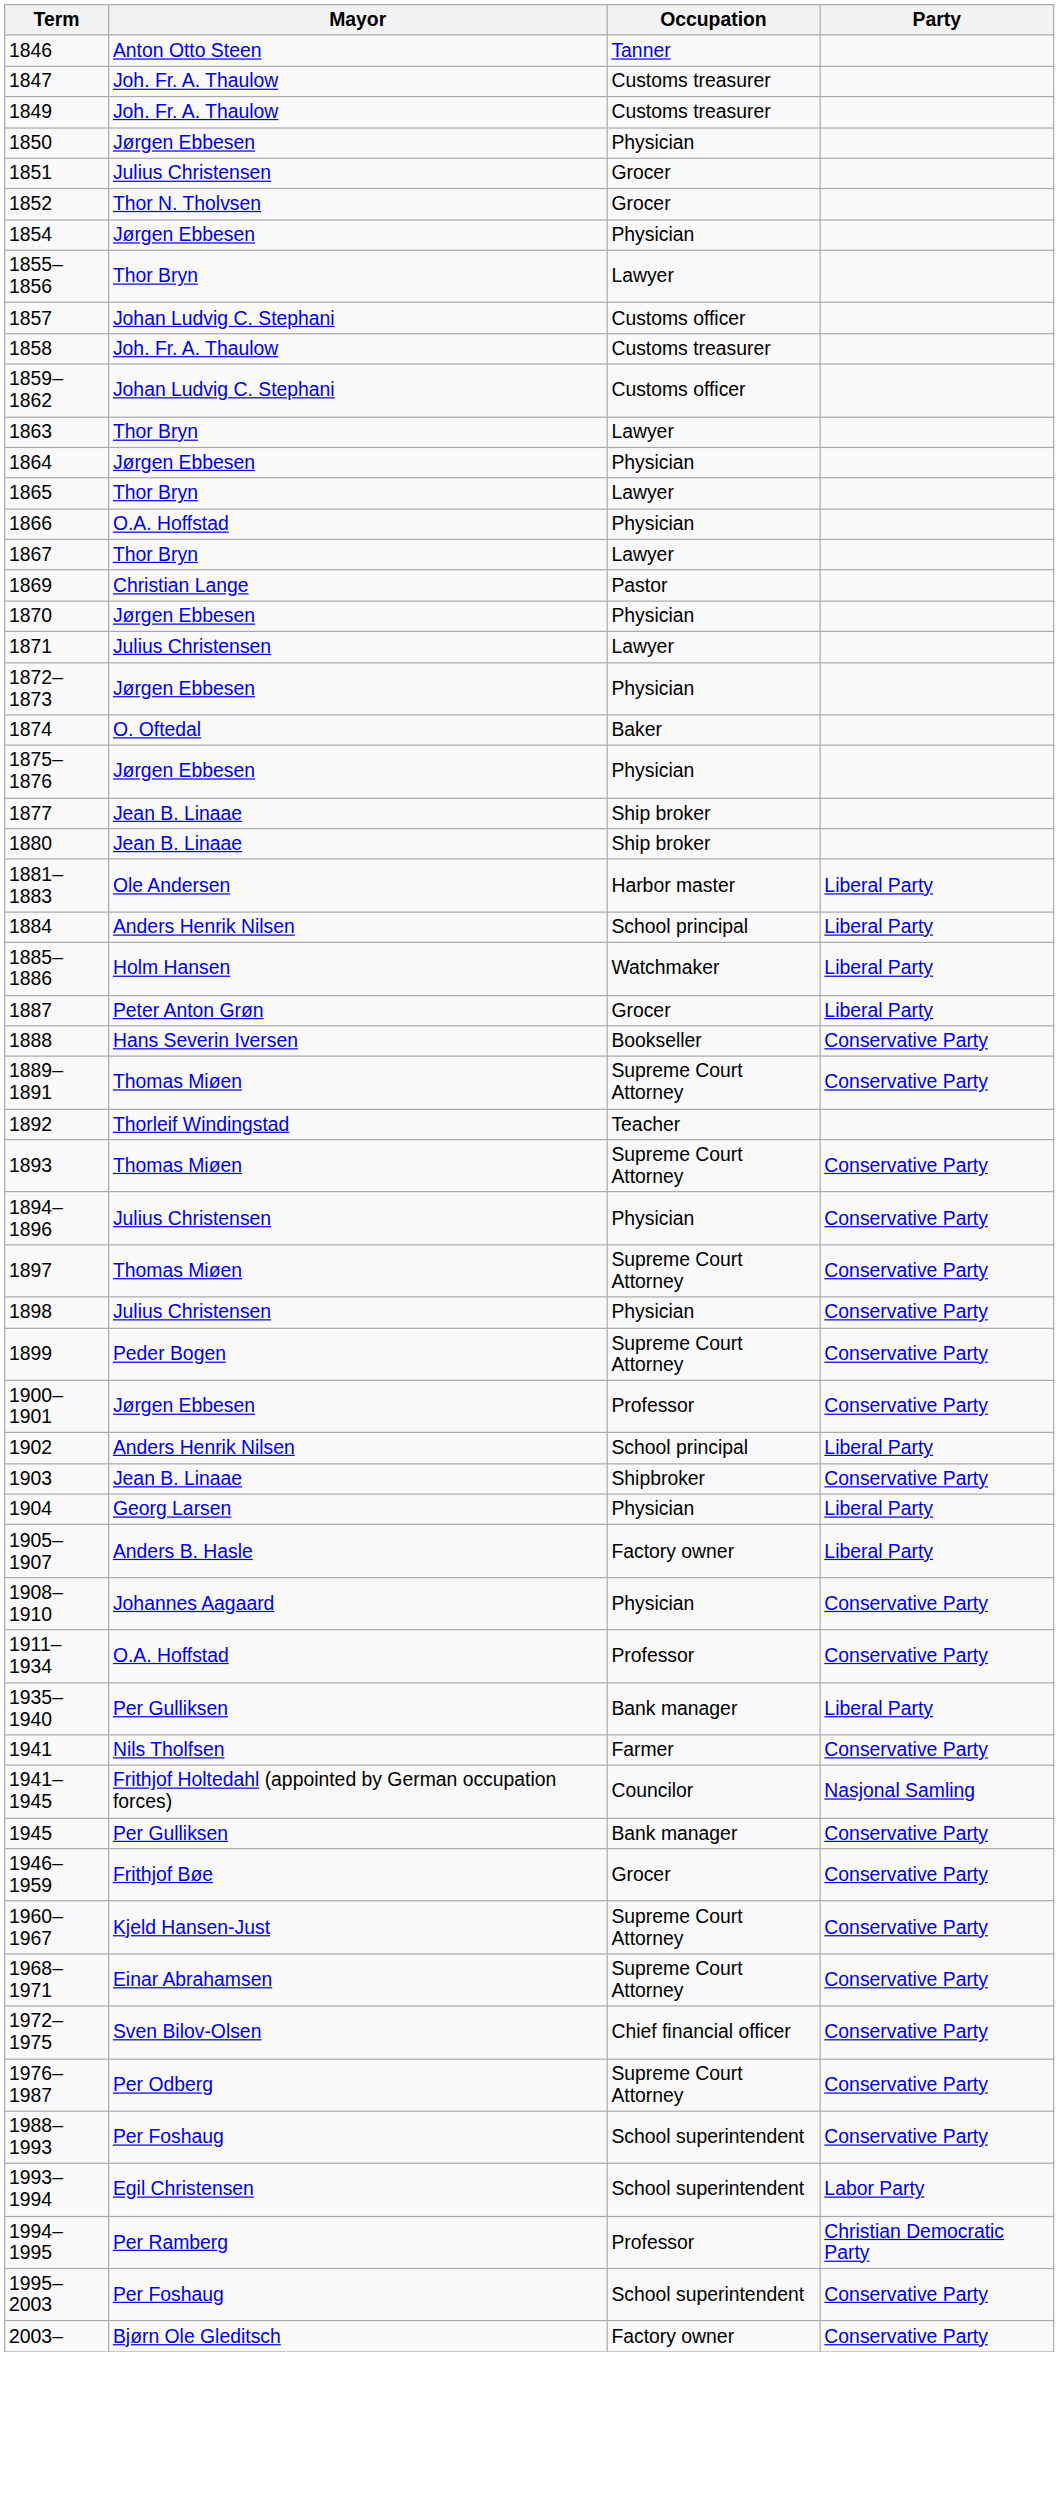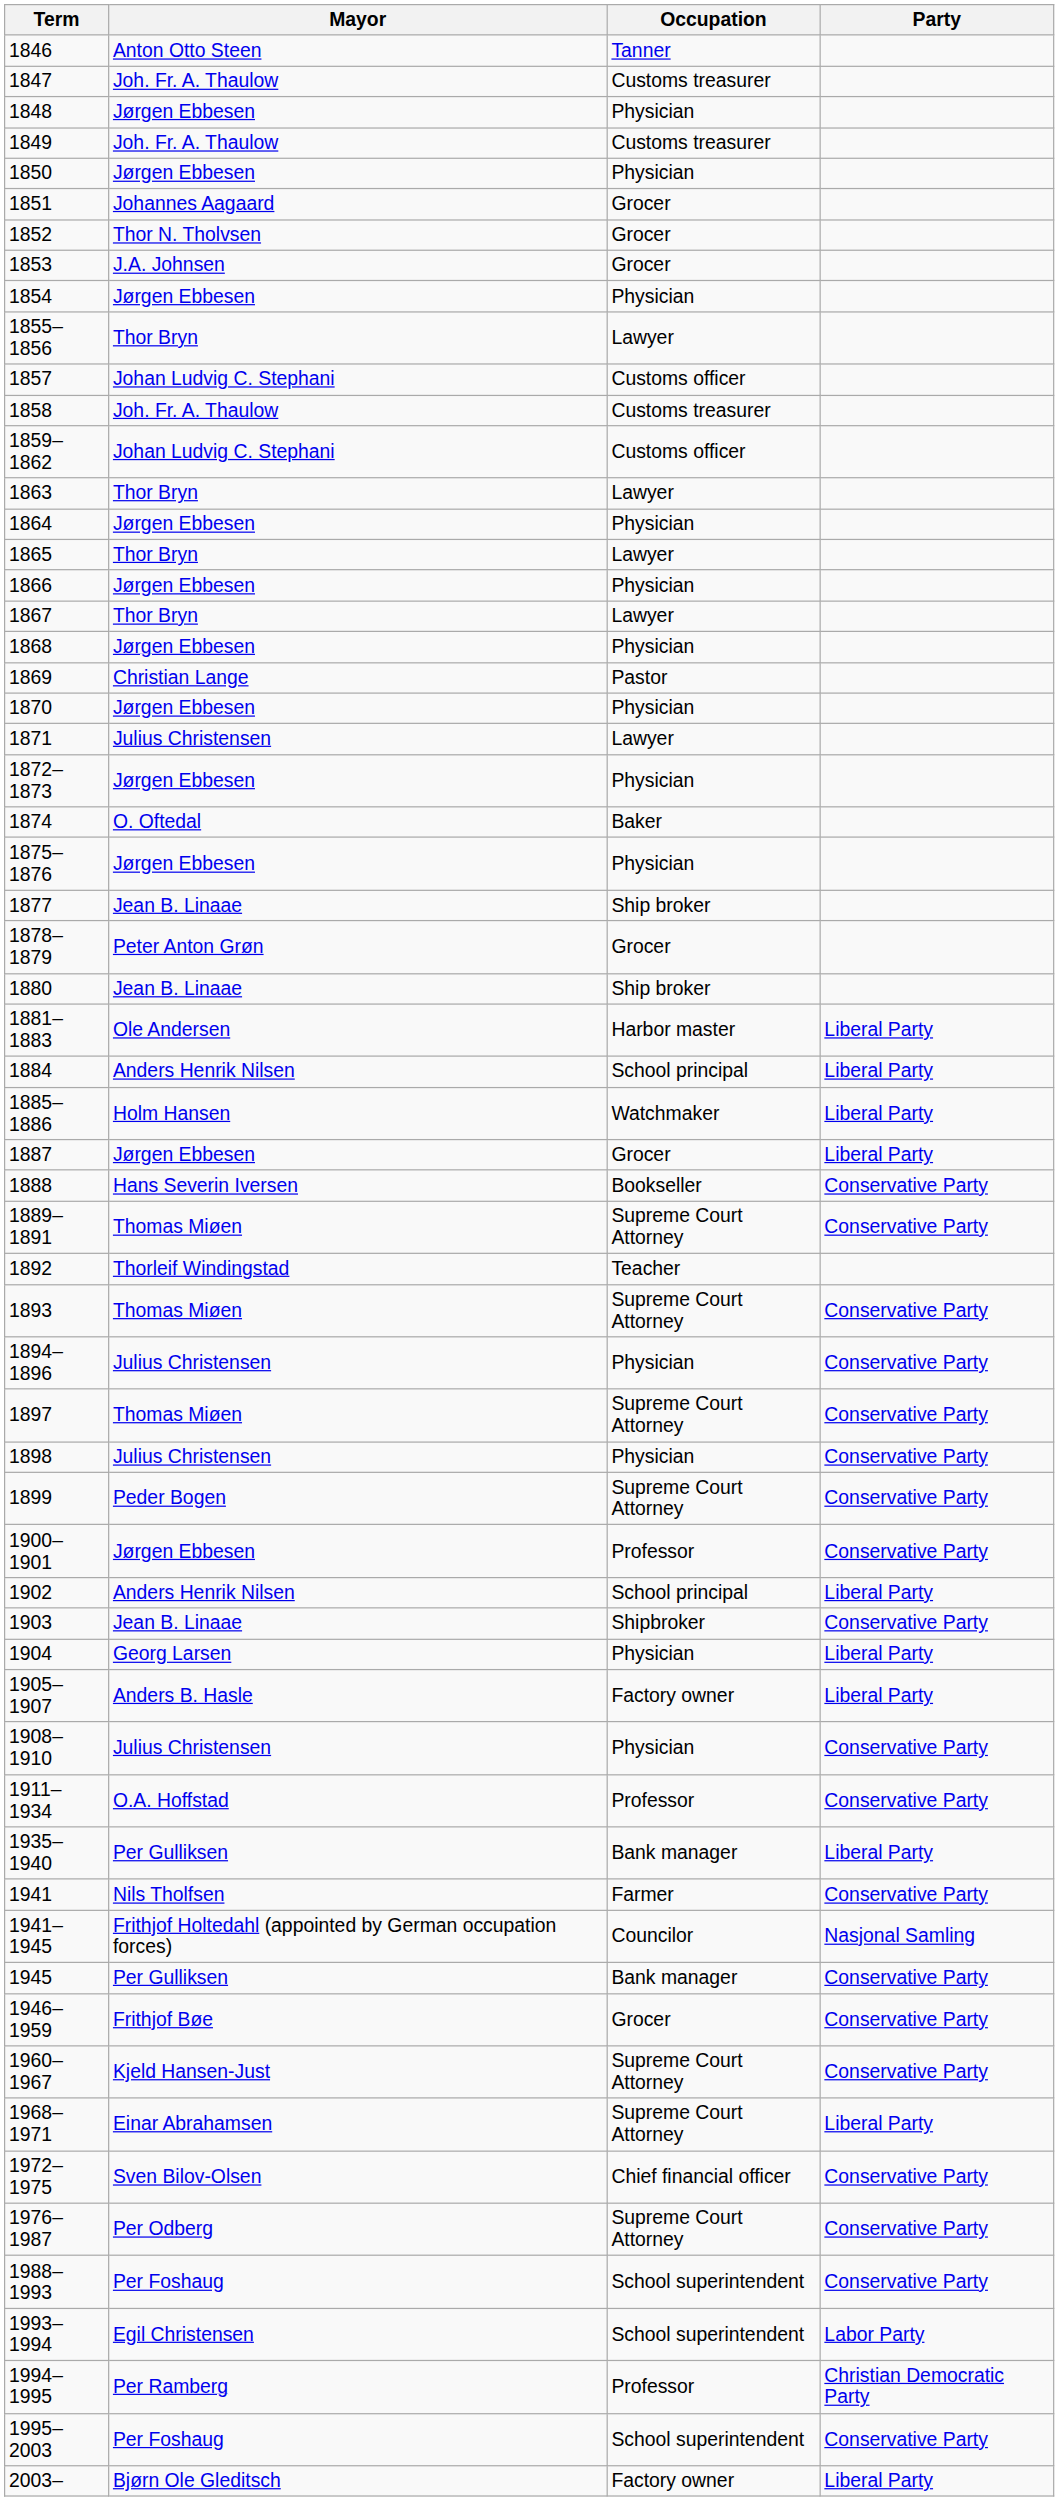+ row: (31, 111)
(192, 173) Julius Christensen -> (194, 204) Johannes Aagaard
+ row: (31, 265)
(171, 523) O.A. Hoffstad -> (184, 585) Jørgen Ebbesen
+ row: (31, 646)
+ row: (36, 946)
(188, 1010) Peter Anton Grøn -> (184, 1154) Jørgen Ebbesen
(194, 1603) Johannes Aagaard -> (192, 1748) Julius Christensen
(906, 1979) Conservative Party -> (879, 2124) Liberal Party
(906, 2336) Conservative Party -> (879, 2480) Liberal Party
